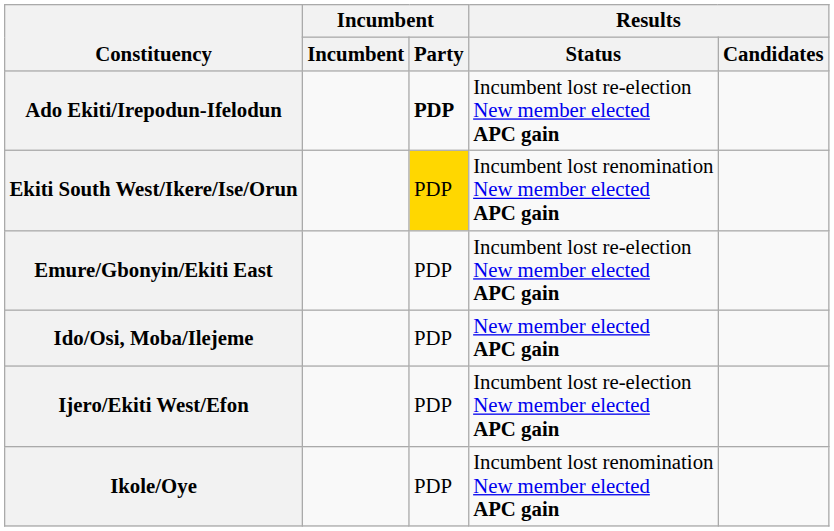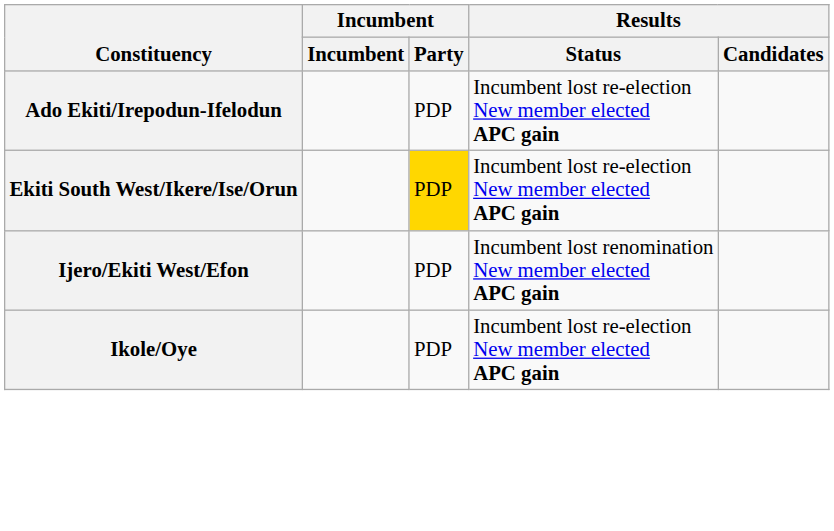(434, 110) bold -> (433, 110) normal
(593, 190) Incumbent lost renomination New member elected APC gain -> (582, 190) Incumbent lost re-election New member elected APC gain
- row: (154, 269)
- row: (154, 338)
(582, 406) Incumbent lost re-election New member elected APC gain -> (593, 269) Incumbent lost renomination New member elected APC gain
(593, 485) Incumbent lost renomination New member elected APC gain -> (582, 349) Incumbent lost re-election New member elected APC gain
